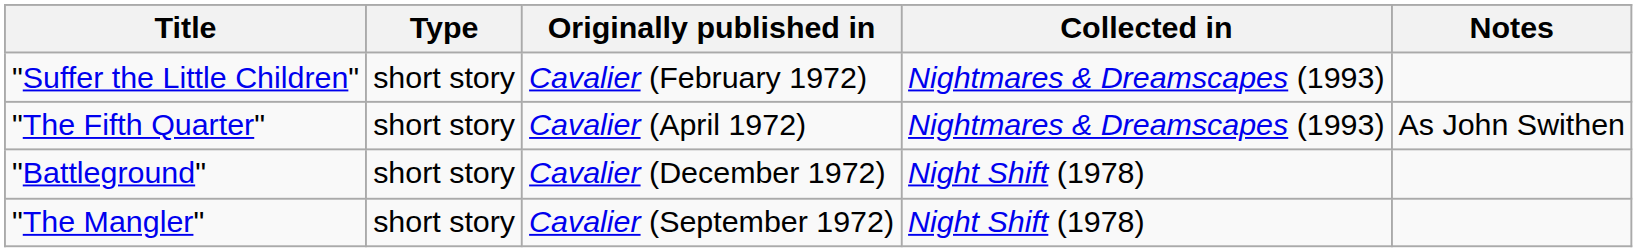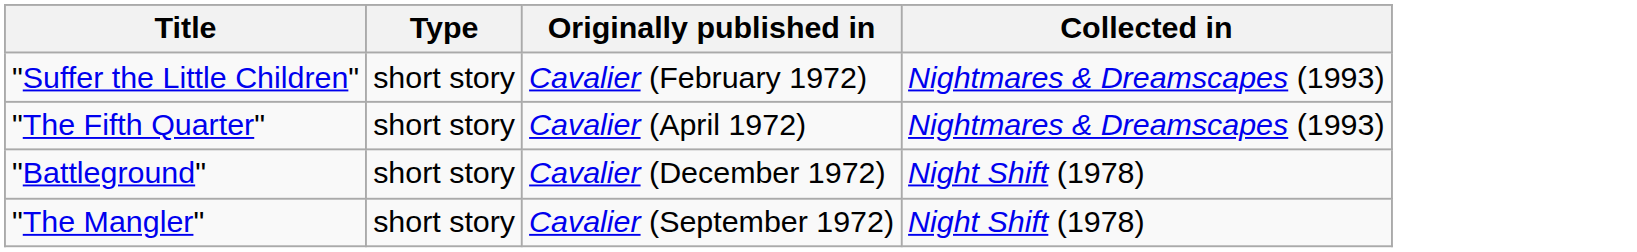- column: (1512, 28)
